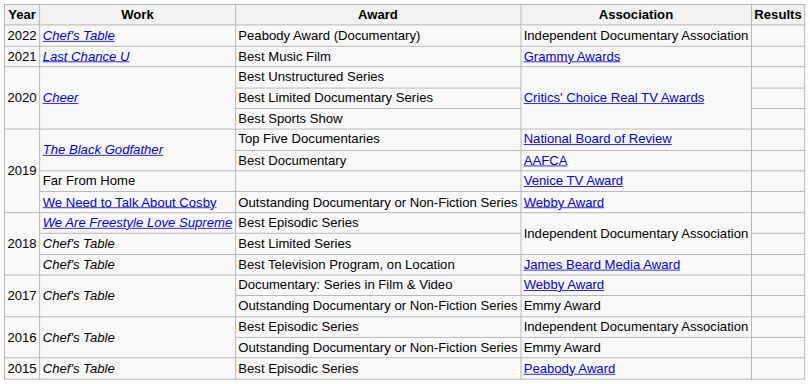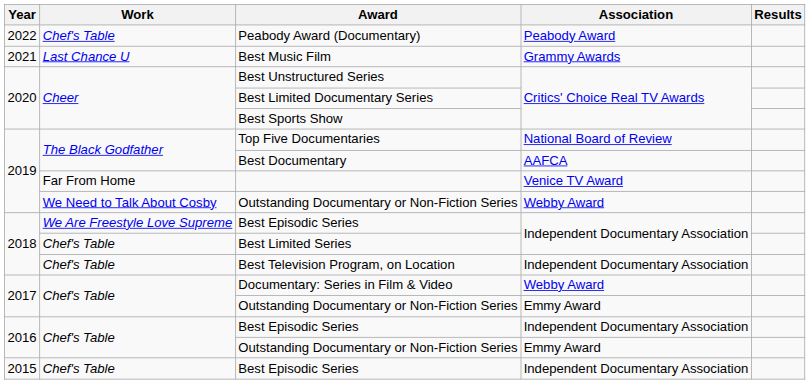(636, 35) Independent Documentary Association -> (569, 35) Peabody Award
(602, 264) James Beard Media Award -> (636, 264) Independent Documentary Association
(569, 368) Peabody Award -> (636, 368) Independent Documentary Association
